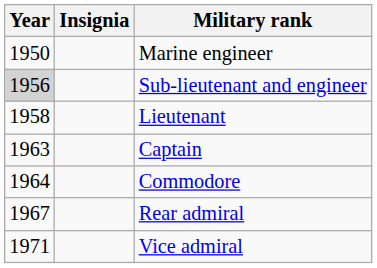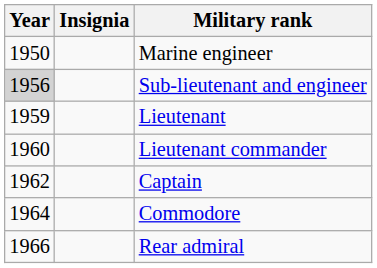(30, 117) 1958 -> (30, 117) 1959
+ row: (233, 149)
(30, 149) 1963 -> (30, 181) 1962
(30, 213) 1967 -> (30, 246) 1966
- row: (191, 246)
